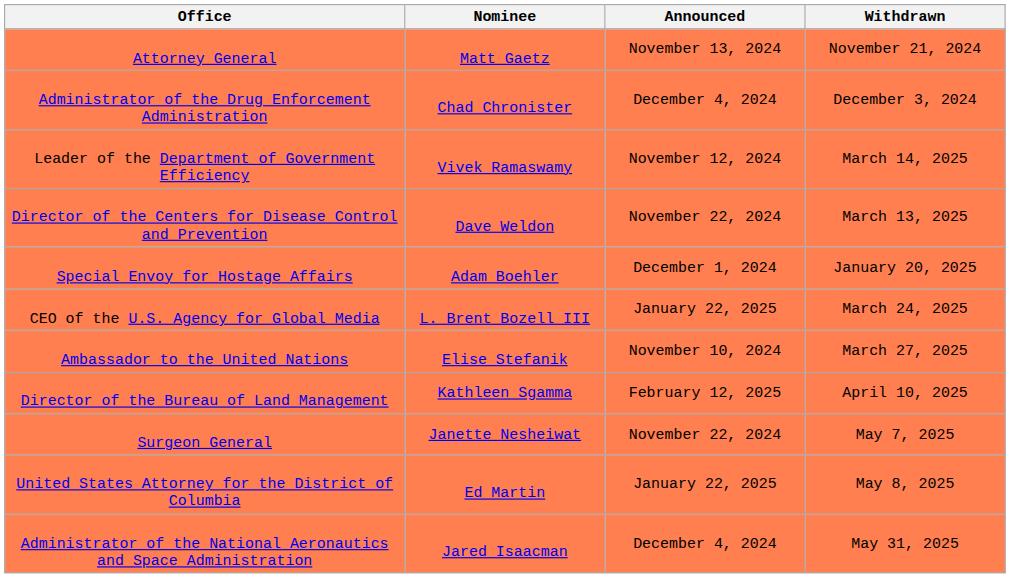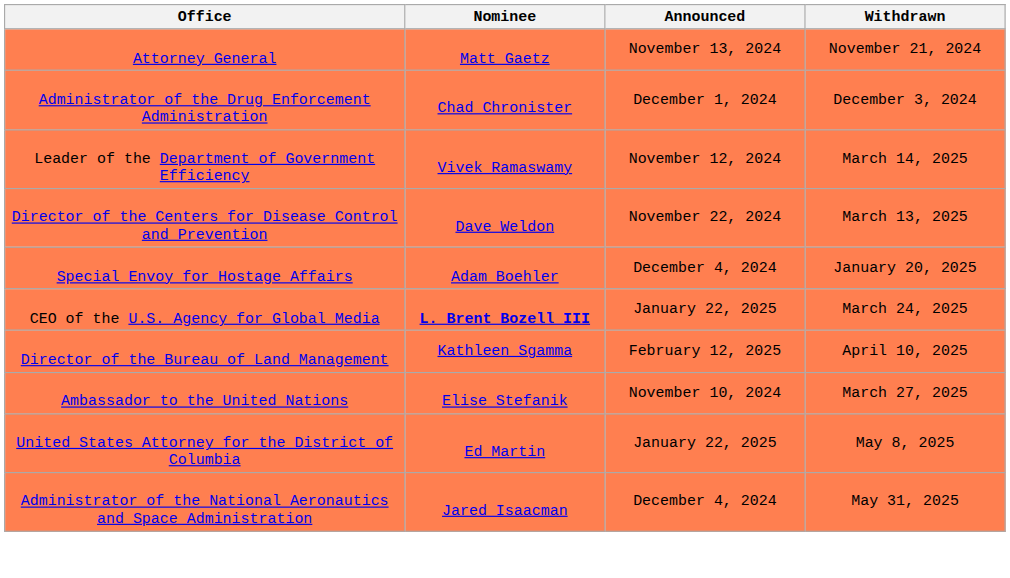(705, 100) December 4, 2024 -> (705, 100) December 1, 2024
(705, 268) December 1, 2024 -> (705, 268) December 4, 2024
(505, 318) normal -> (505, 318) bold
rows swapped: (205, 360) <-> (205, 401)
- row: (205, 443)
